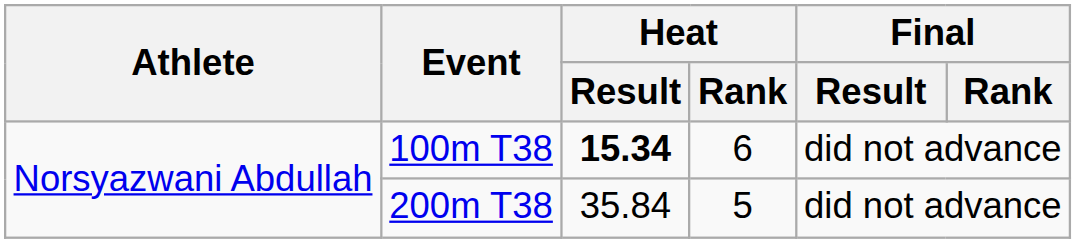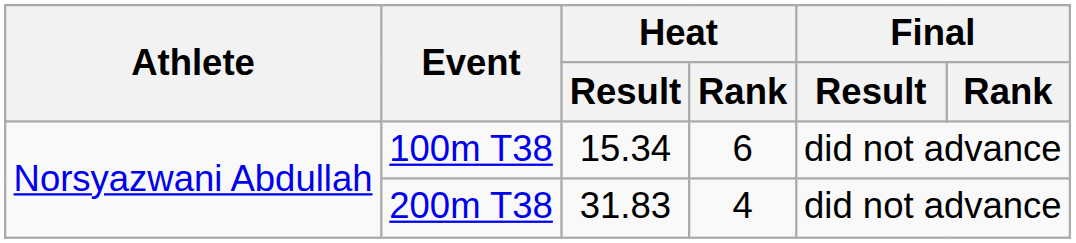(625, 149) bold -> (625, 149) normal
(625, 206) 35.84 -> (625, 206) 31.83
(743, 206) 5 -> (743, 206) 4
